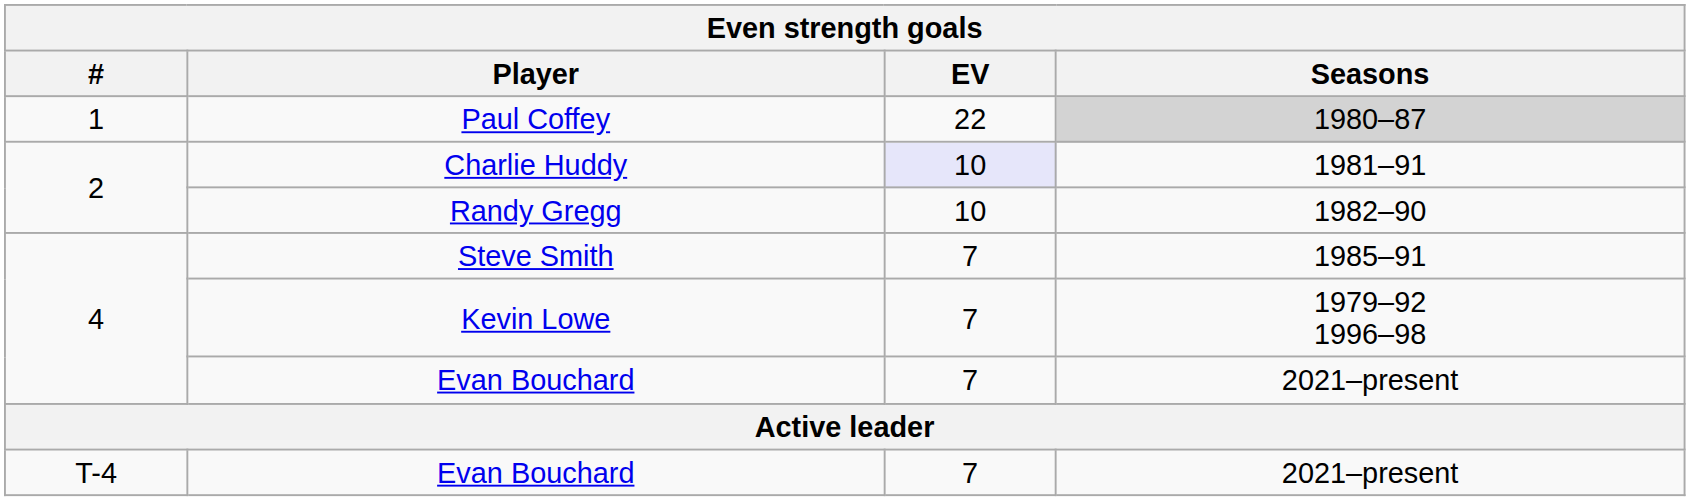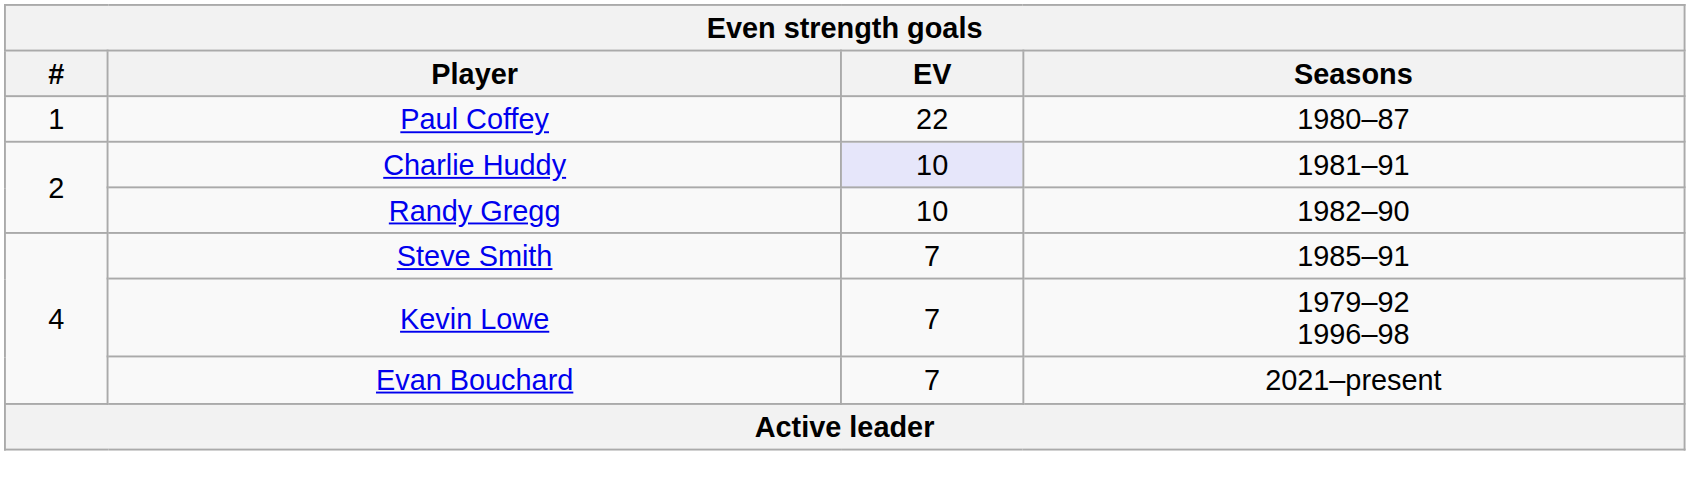(1370, 119) lightgrey background -> (1353, 119) no background
- row: (96, 472)
